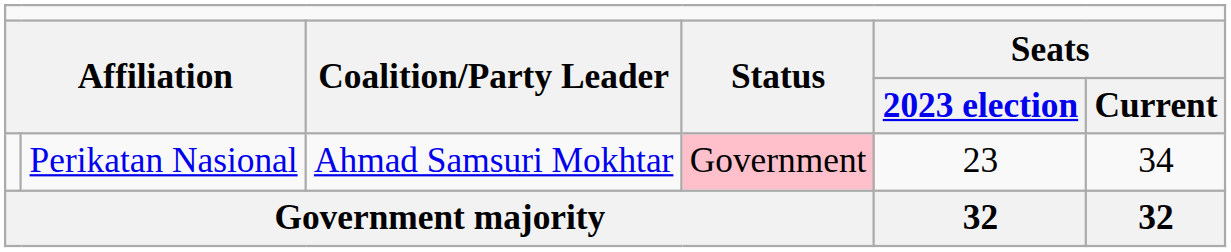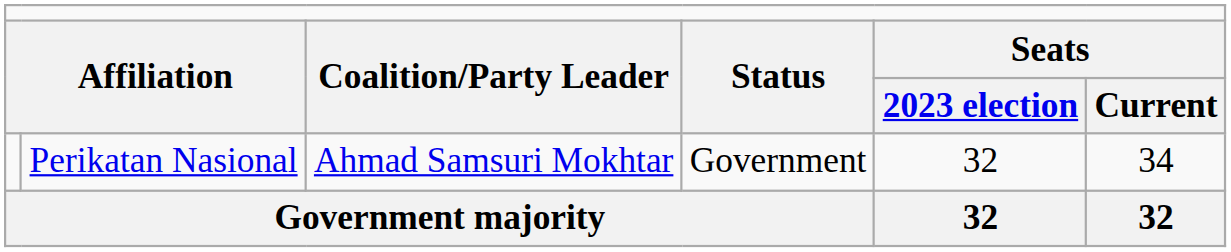(778, 160) pink background -> (778, 160) no background
(980, 160) 23 -> (980, 160) 32
